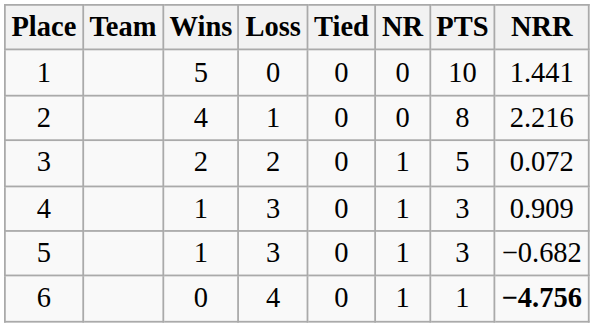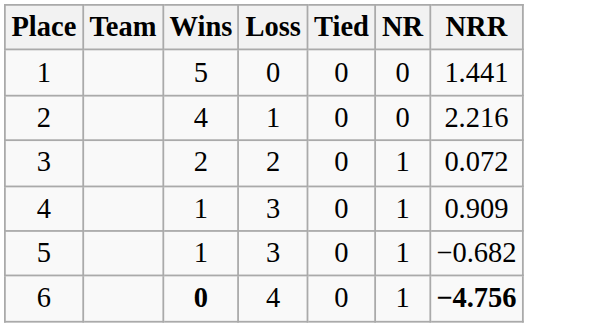- column: (462, 27)
(201, 298) normal -> (201, 298) bold
